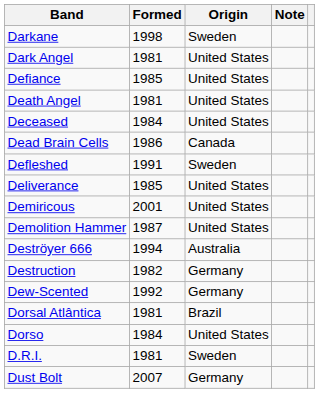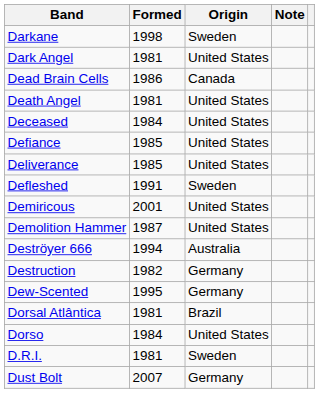rows swapped: (58, 143) <-> (34, 79)
rows swapped: (38, 164) <-> (43, 185)
(147, 292) 1992 -> (147, 292) 1995
